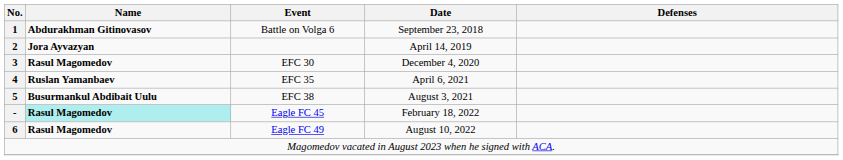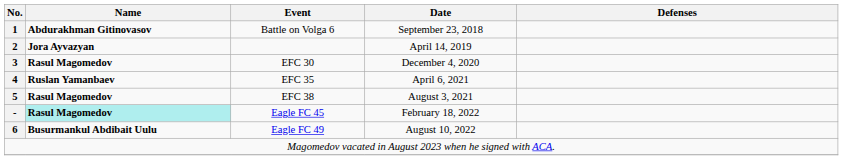(92, 96) Busurmankul Abdibait Uulu -> (70, 96) Rasul Magomedov
(70, 130) Rasul Magomedov -> (92, 130) Busurmankul Abdibait Uulu
